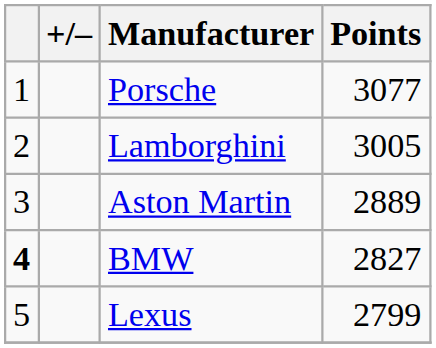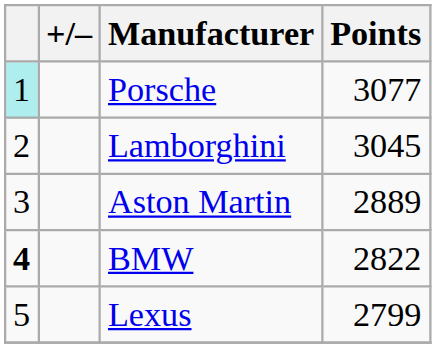(22, 89) no background -> (22, 89) paleturquoise background
(387, 145) 3005 -> (387, 145) 3045
(387, 258) 2827 -> (387, 258) 2822
